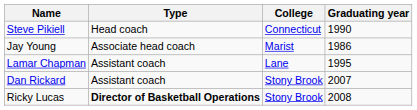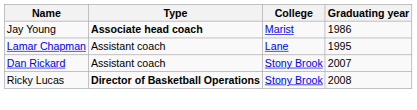- row: (36, 30)
(143, 47) normal -> (147, 30) bold
